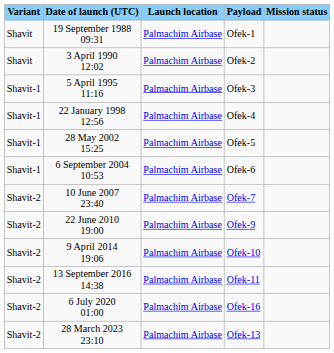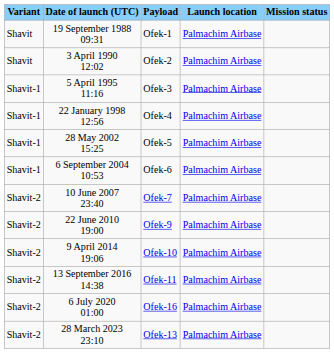columns swapped: (183, 12) <-> (244, 12)
